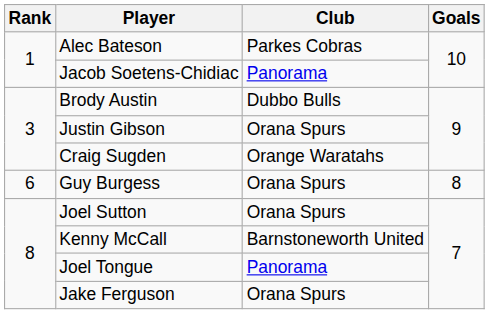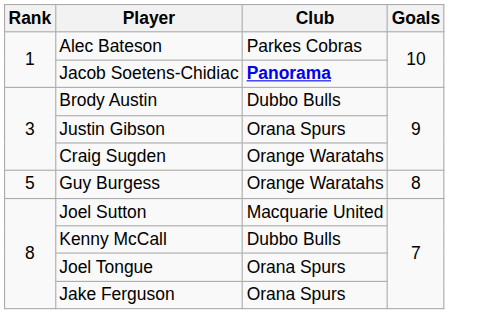(287, 73) normal -> (289, 73) bold
(30, 184) 6 -> (30, 184) 5
(296, 184) Orana Spurs -> (315, 184) Orange Waratahs
(296, 211) Orana Spurs -> (315, 211) Macquarie United
(335, 239) Barnstoneworth United -> (294, 239) Dubbo Bulls
(287, 267) Panorama -> (296, 267) Orana Spurs
